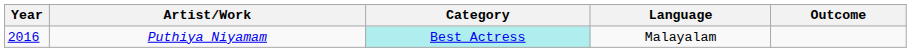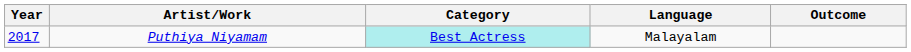(24, 37) 2016 -> (24, 37) 2017
